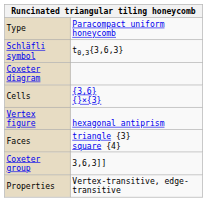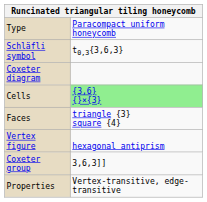(87, 96) no background -> (87, 96) lightgreen background
rows swapped: (19, 141) <-> (21, 118)
